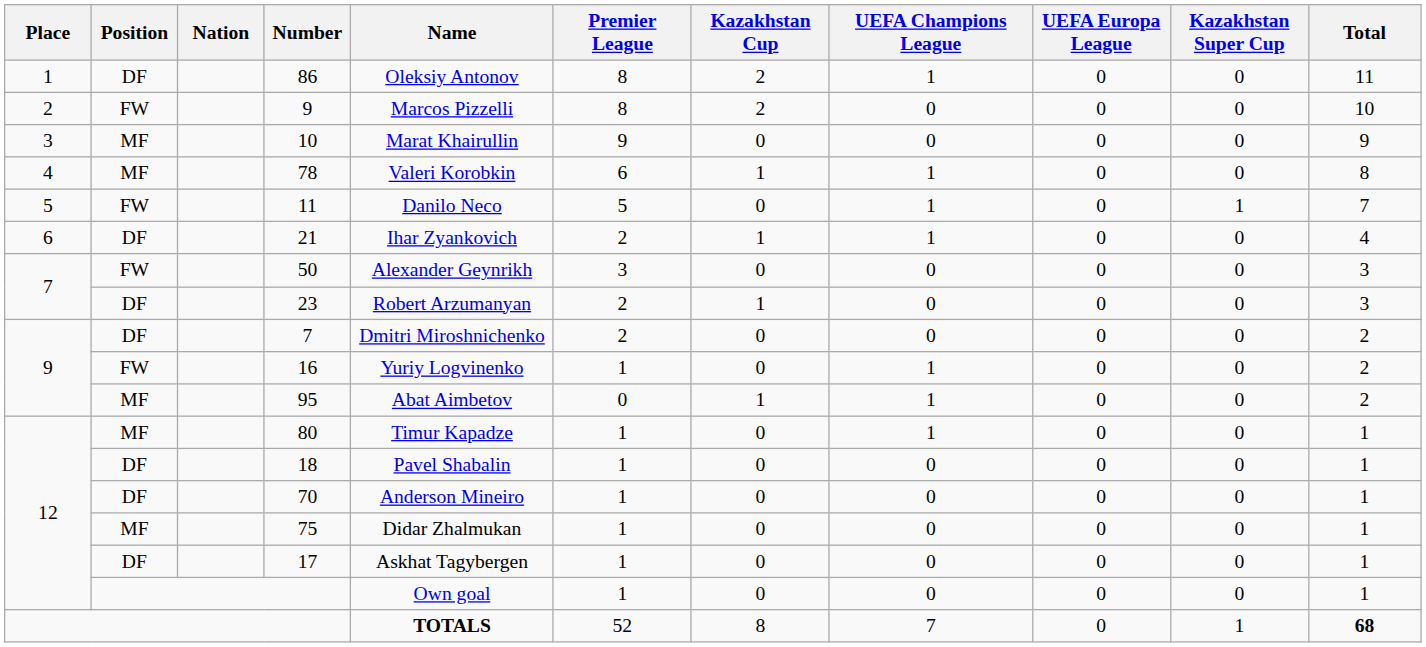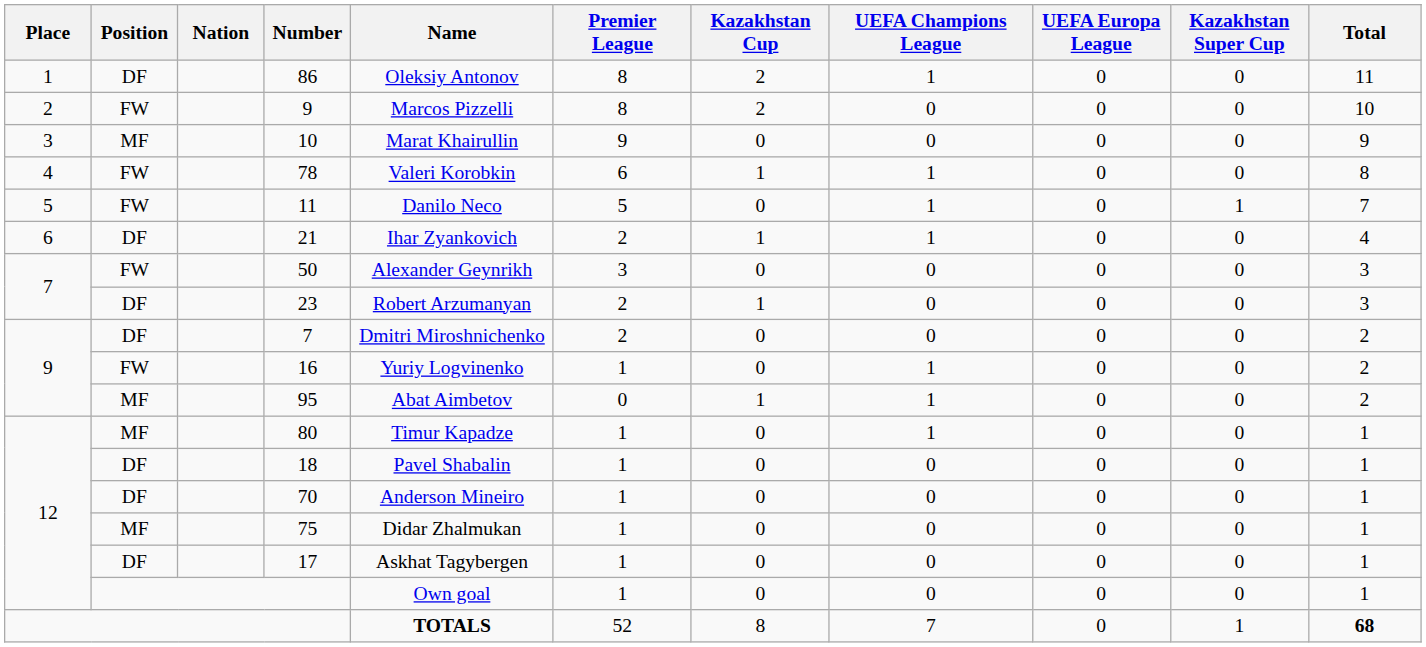(134, 173) MF -> (134, 173) FW
